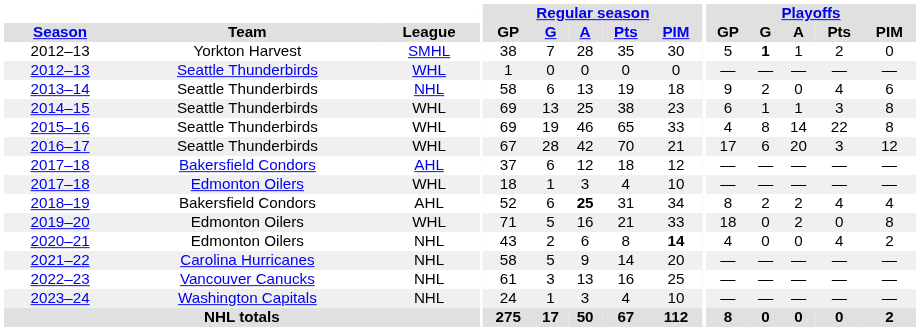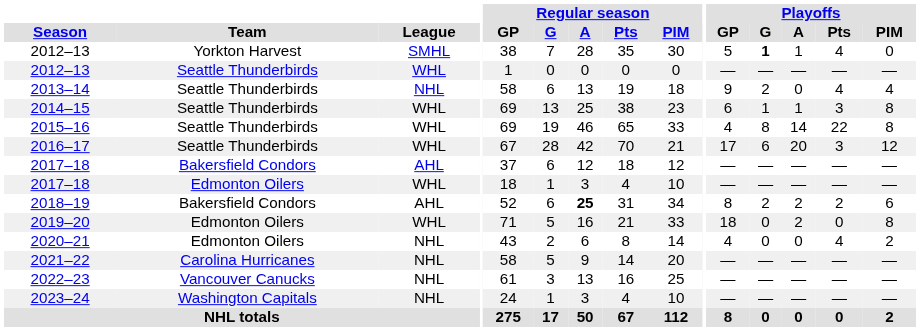(839, 51) 2 -> (839, 51) 4
(889, 89) 6 -> (889, 89) 4
(839, 203) 4 -> (839, 203) 2
(889, 203) 4 -> (889, 203) 6
(676, 241) bold -> (676, 241) normal
